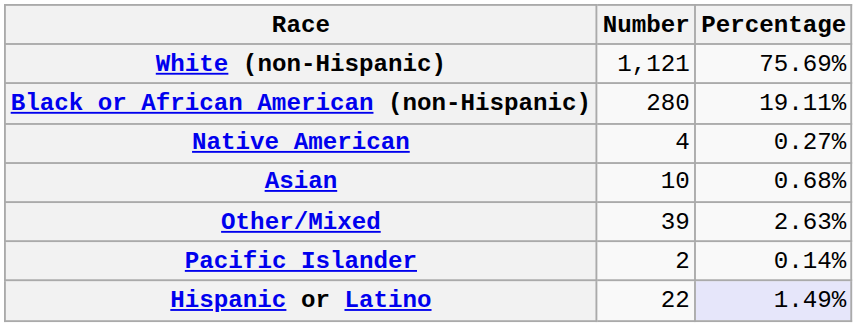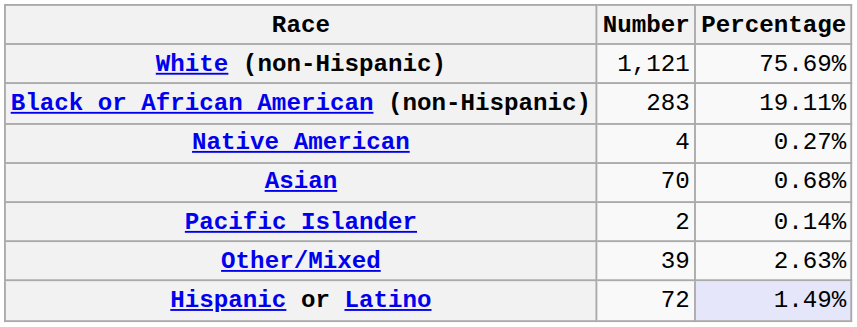(668, 103) 280 -> (668, 103) 283
(675, 182) 10 -> (675, 182) 70
rows swapped: (301, 261) <-> (301, 222)
(675, 300) 22 -> (675, 300) 72
